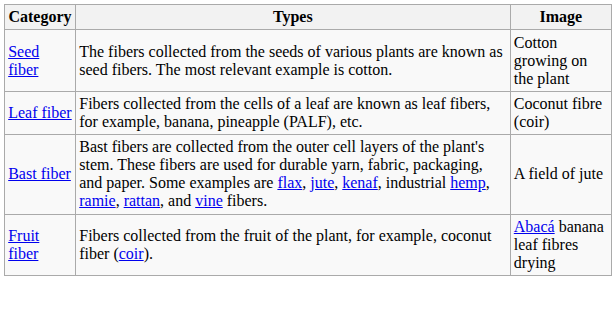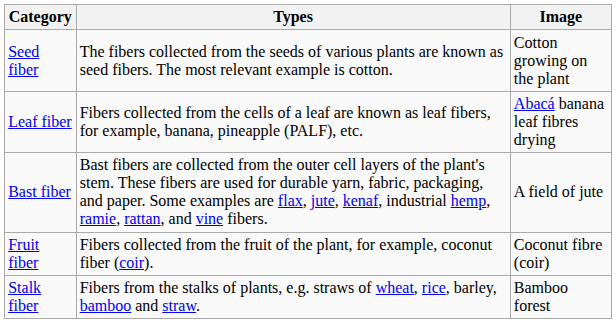(558, 112) Coconut fibre (coir) -> (559, 121) Abacá banana leaf fibres drying
(559, 244) Abacá banana leaf fibres drying -> (558, 253) Coconut fibre (coir)
+ row: (25, 297)
